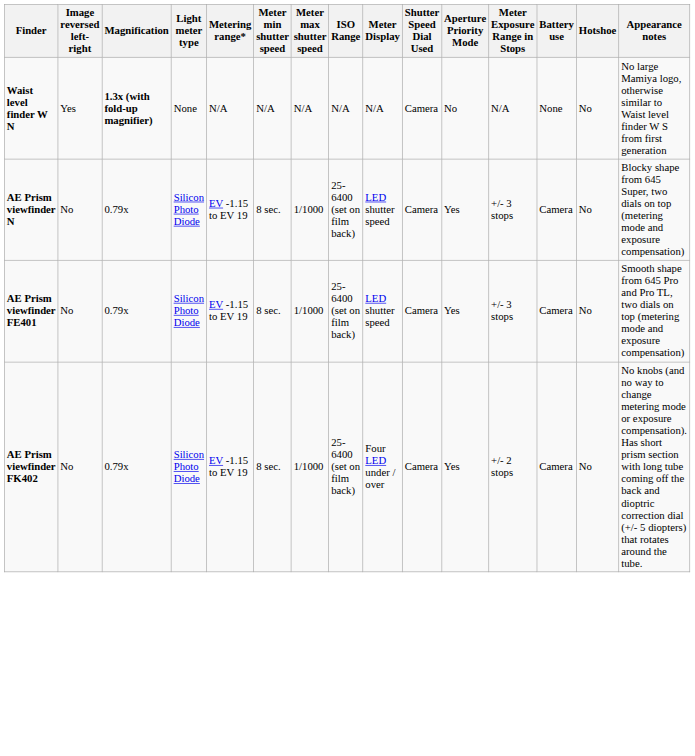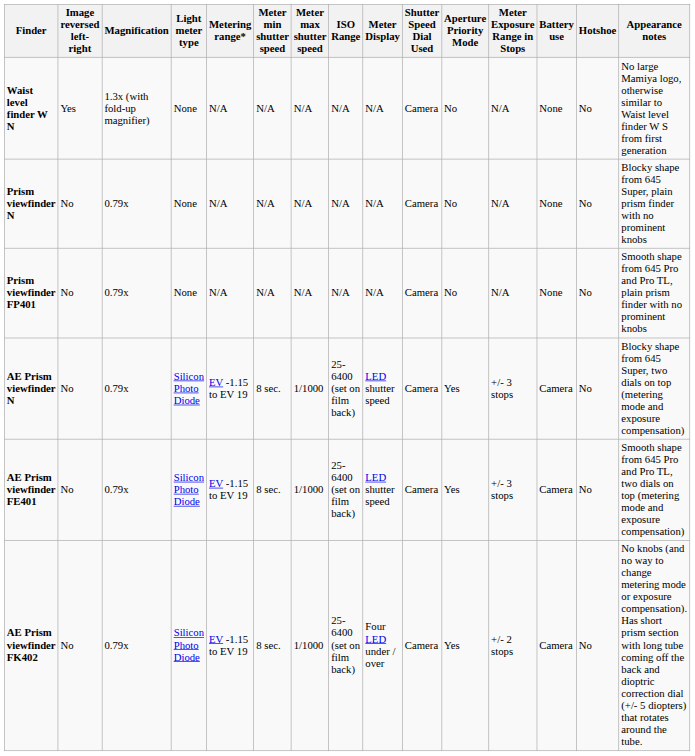(129, 108) bold -> (127, 108) normal
+ row: (31, 203)
+ row: (31, 293)
